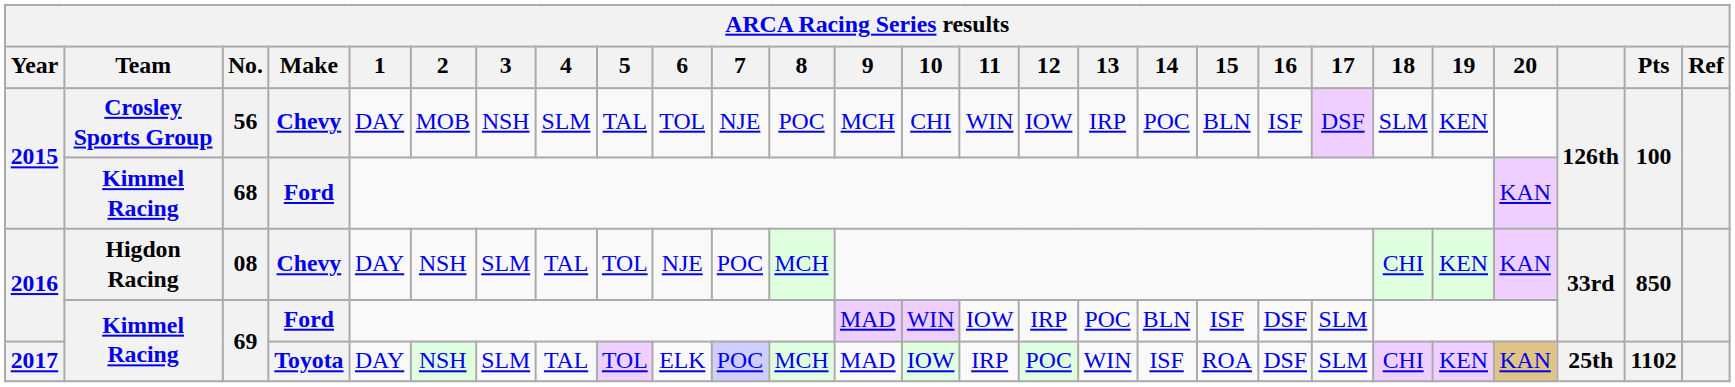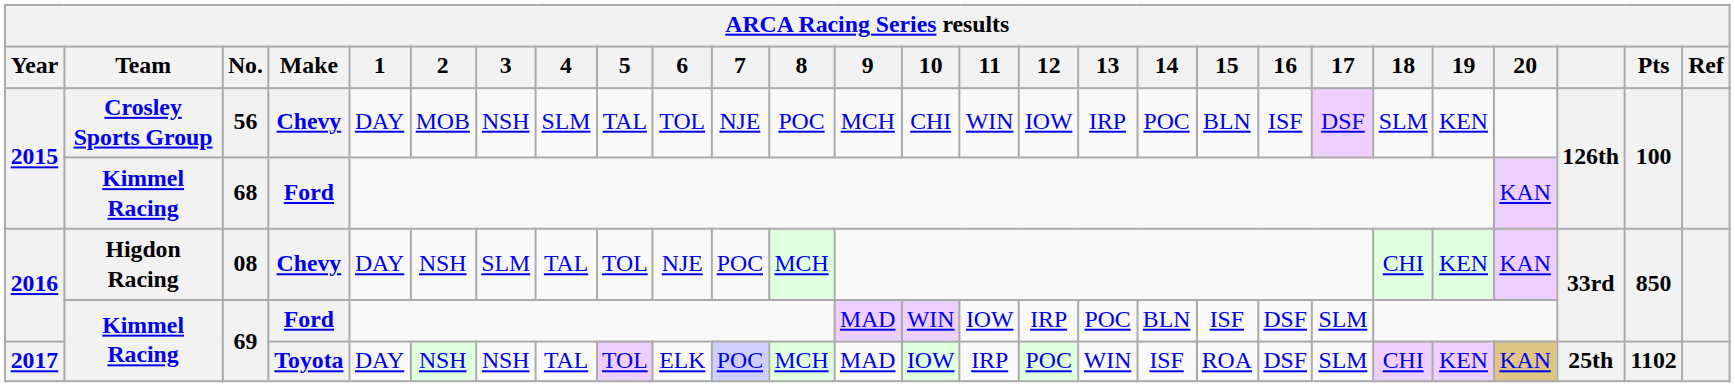(506, 361) SLM -> (506, 361) NSH
